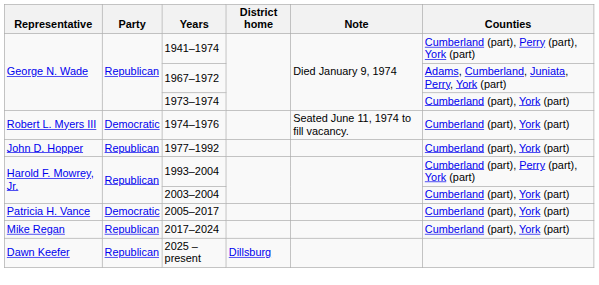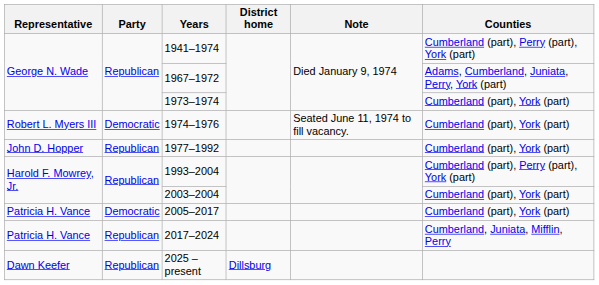(36, 229) Mike Regan -> (48, 235) Patricia H. Vance
(497, 229) Cumberland (part), York (part) -> (494, 235) Cumberland, Juniata, Mifflin, Perry
